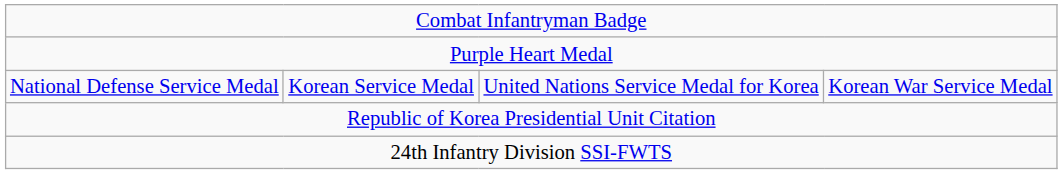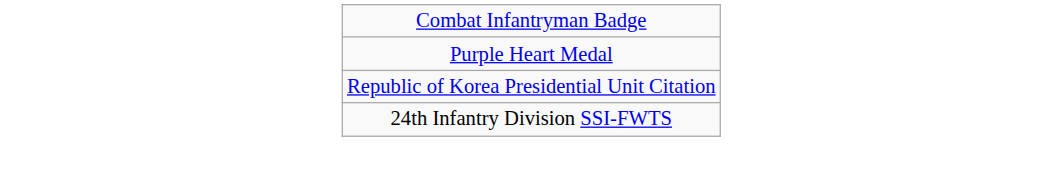- row: (144, 86)
